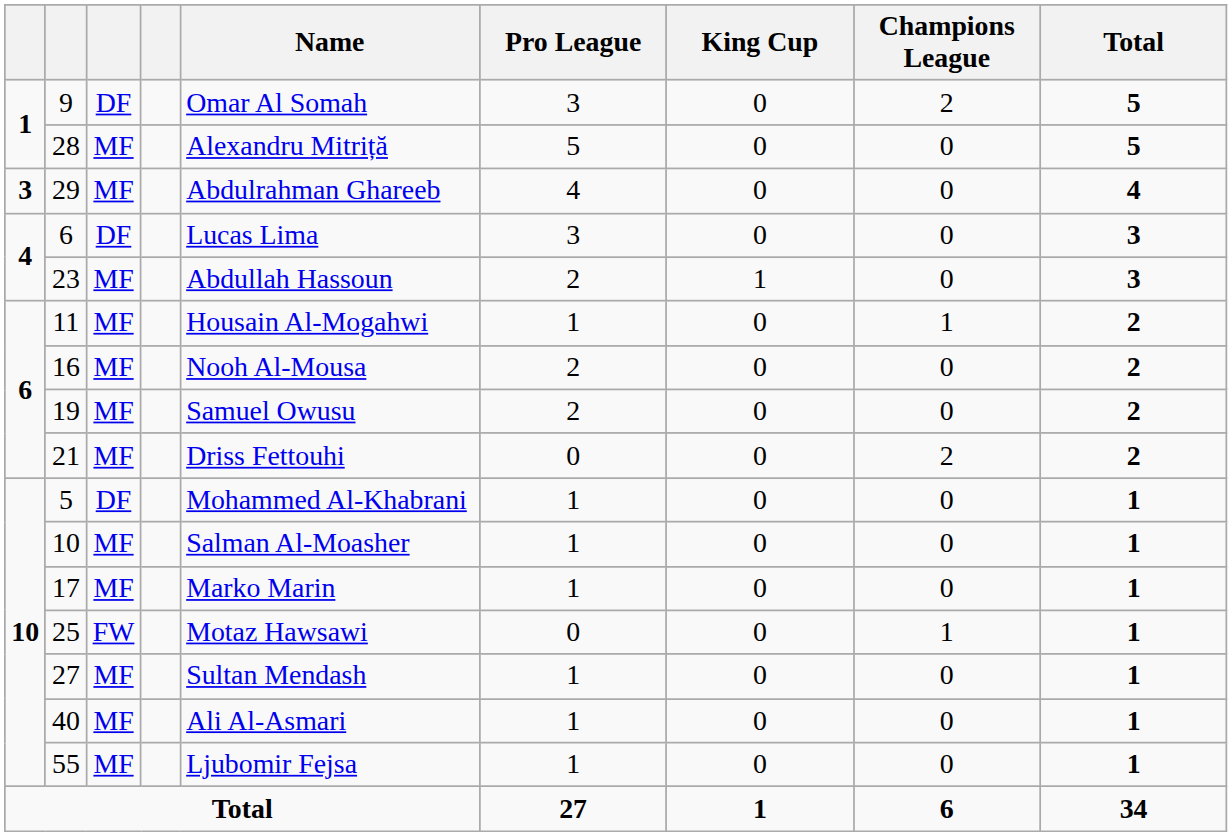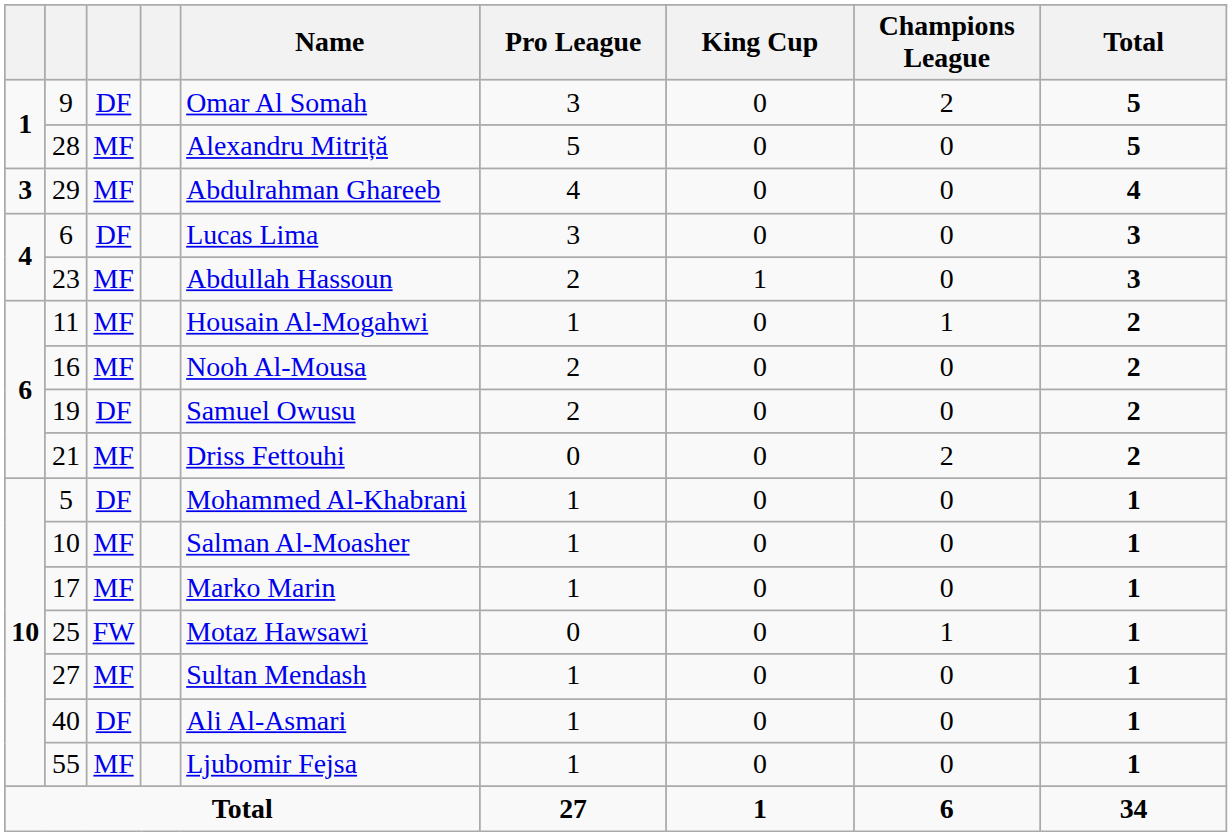(114, 411) MF -> (113, 411) DF
(114, 720) MF -> (113, 720) DF
